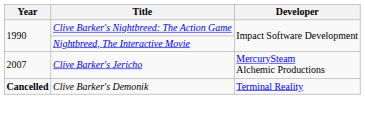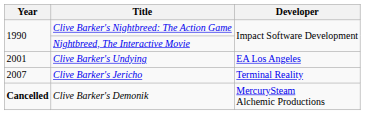+ row: (100, 59)
(281, 65) MercurySteam Alchemic Productions -> (270, 75) Terminal Reality
(270, 86) Terminal Reality -> (281, 96) MercurySteam Alchemic Productions
